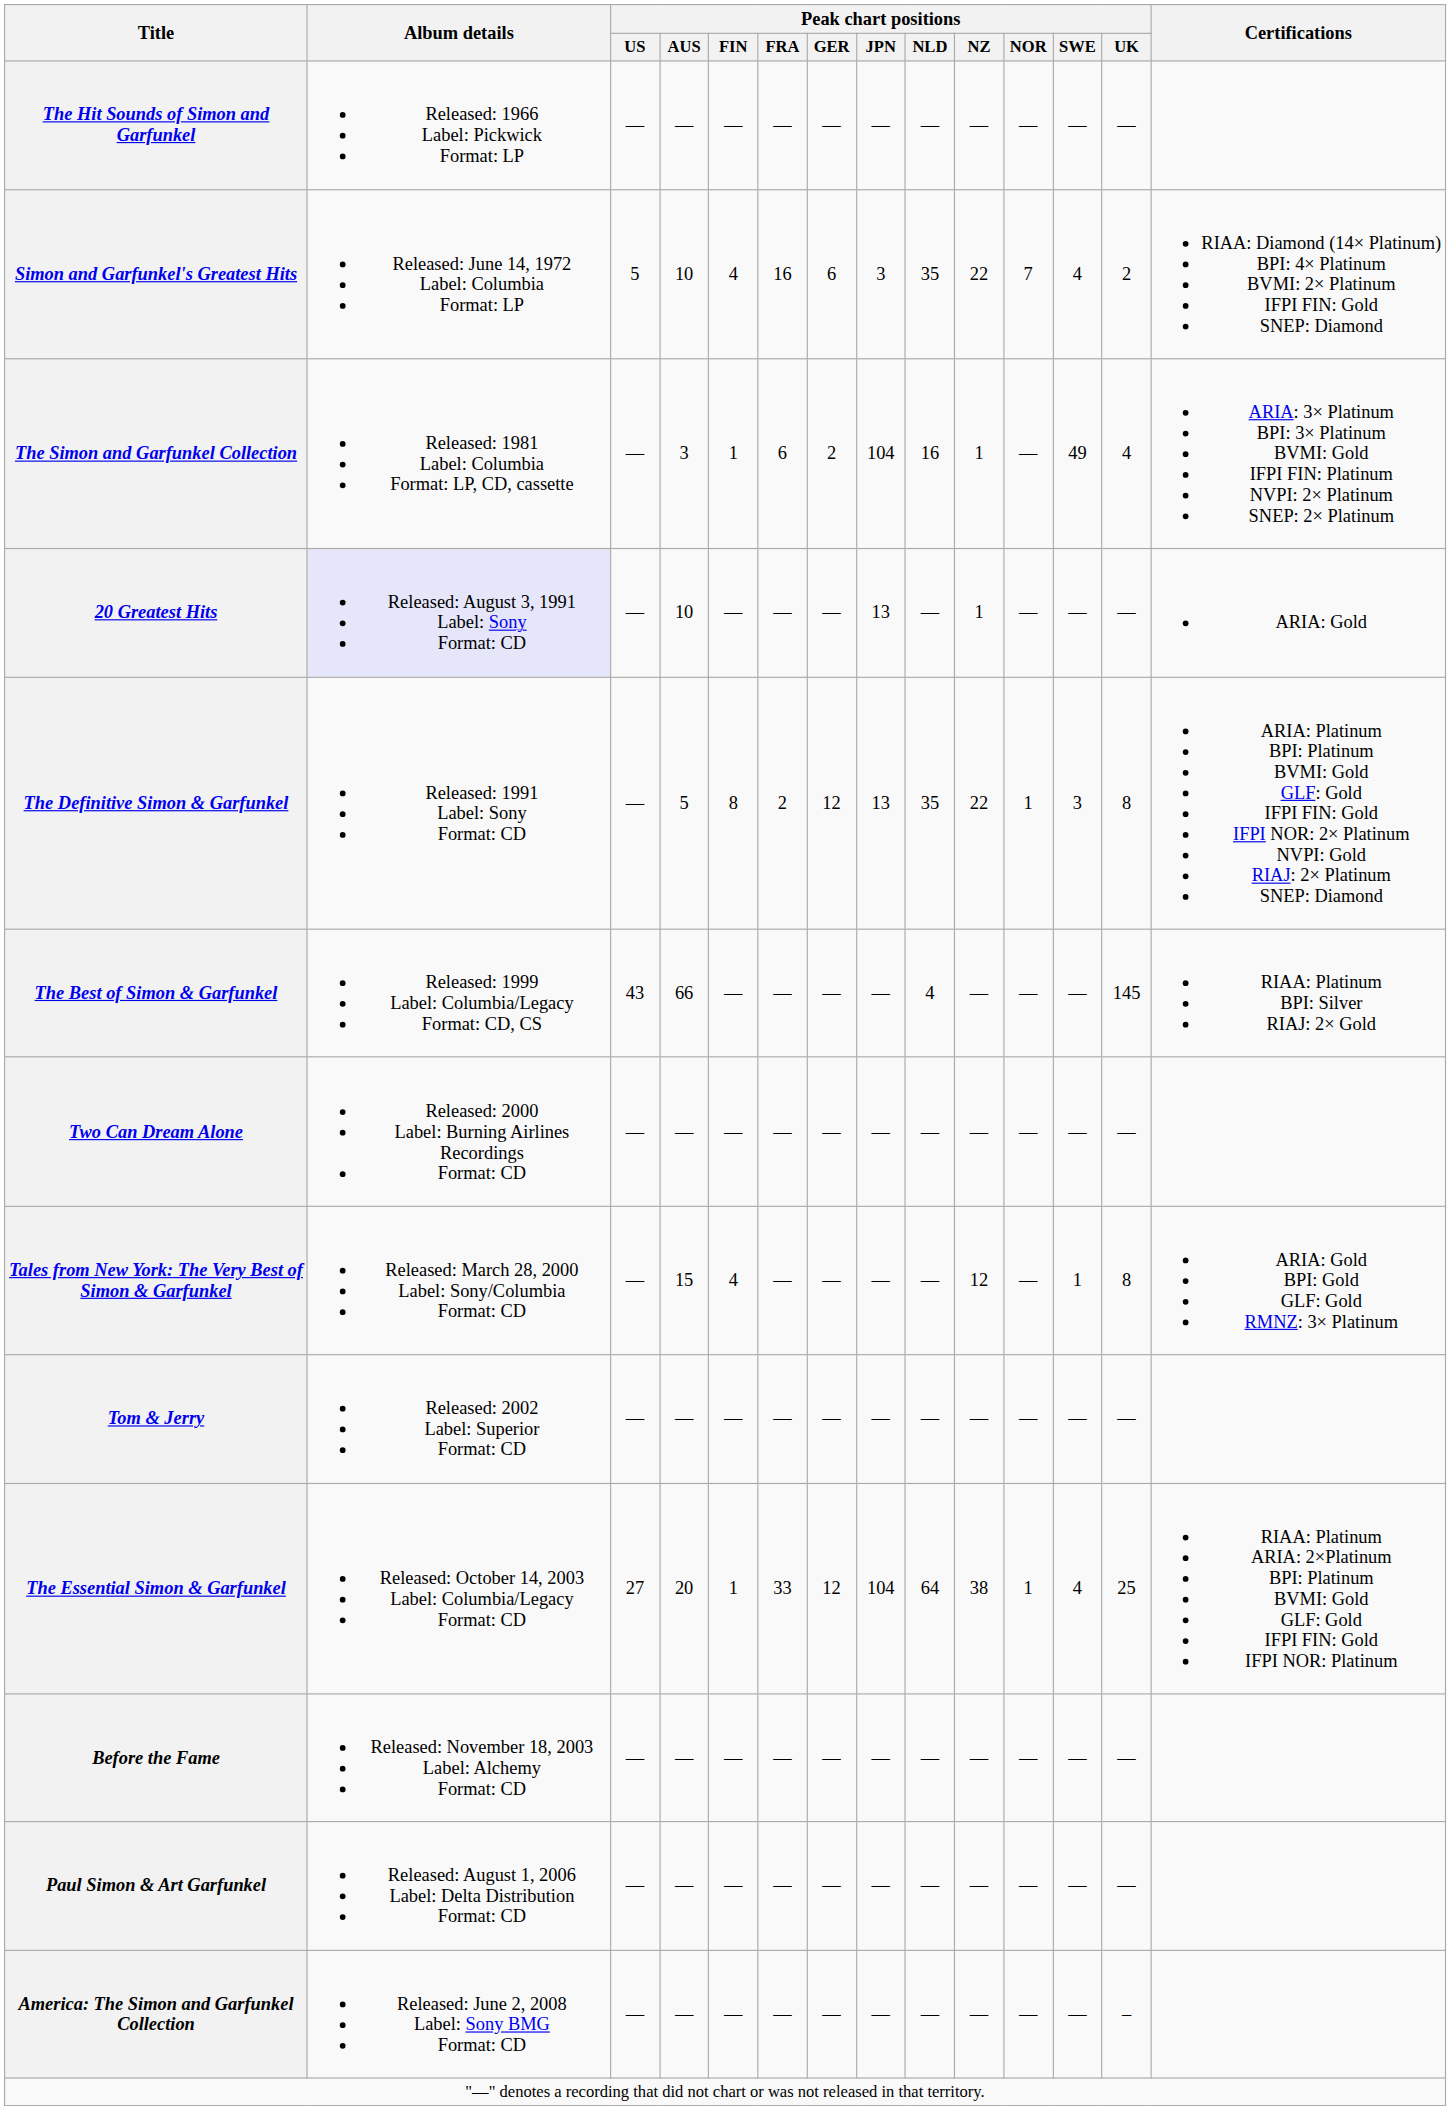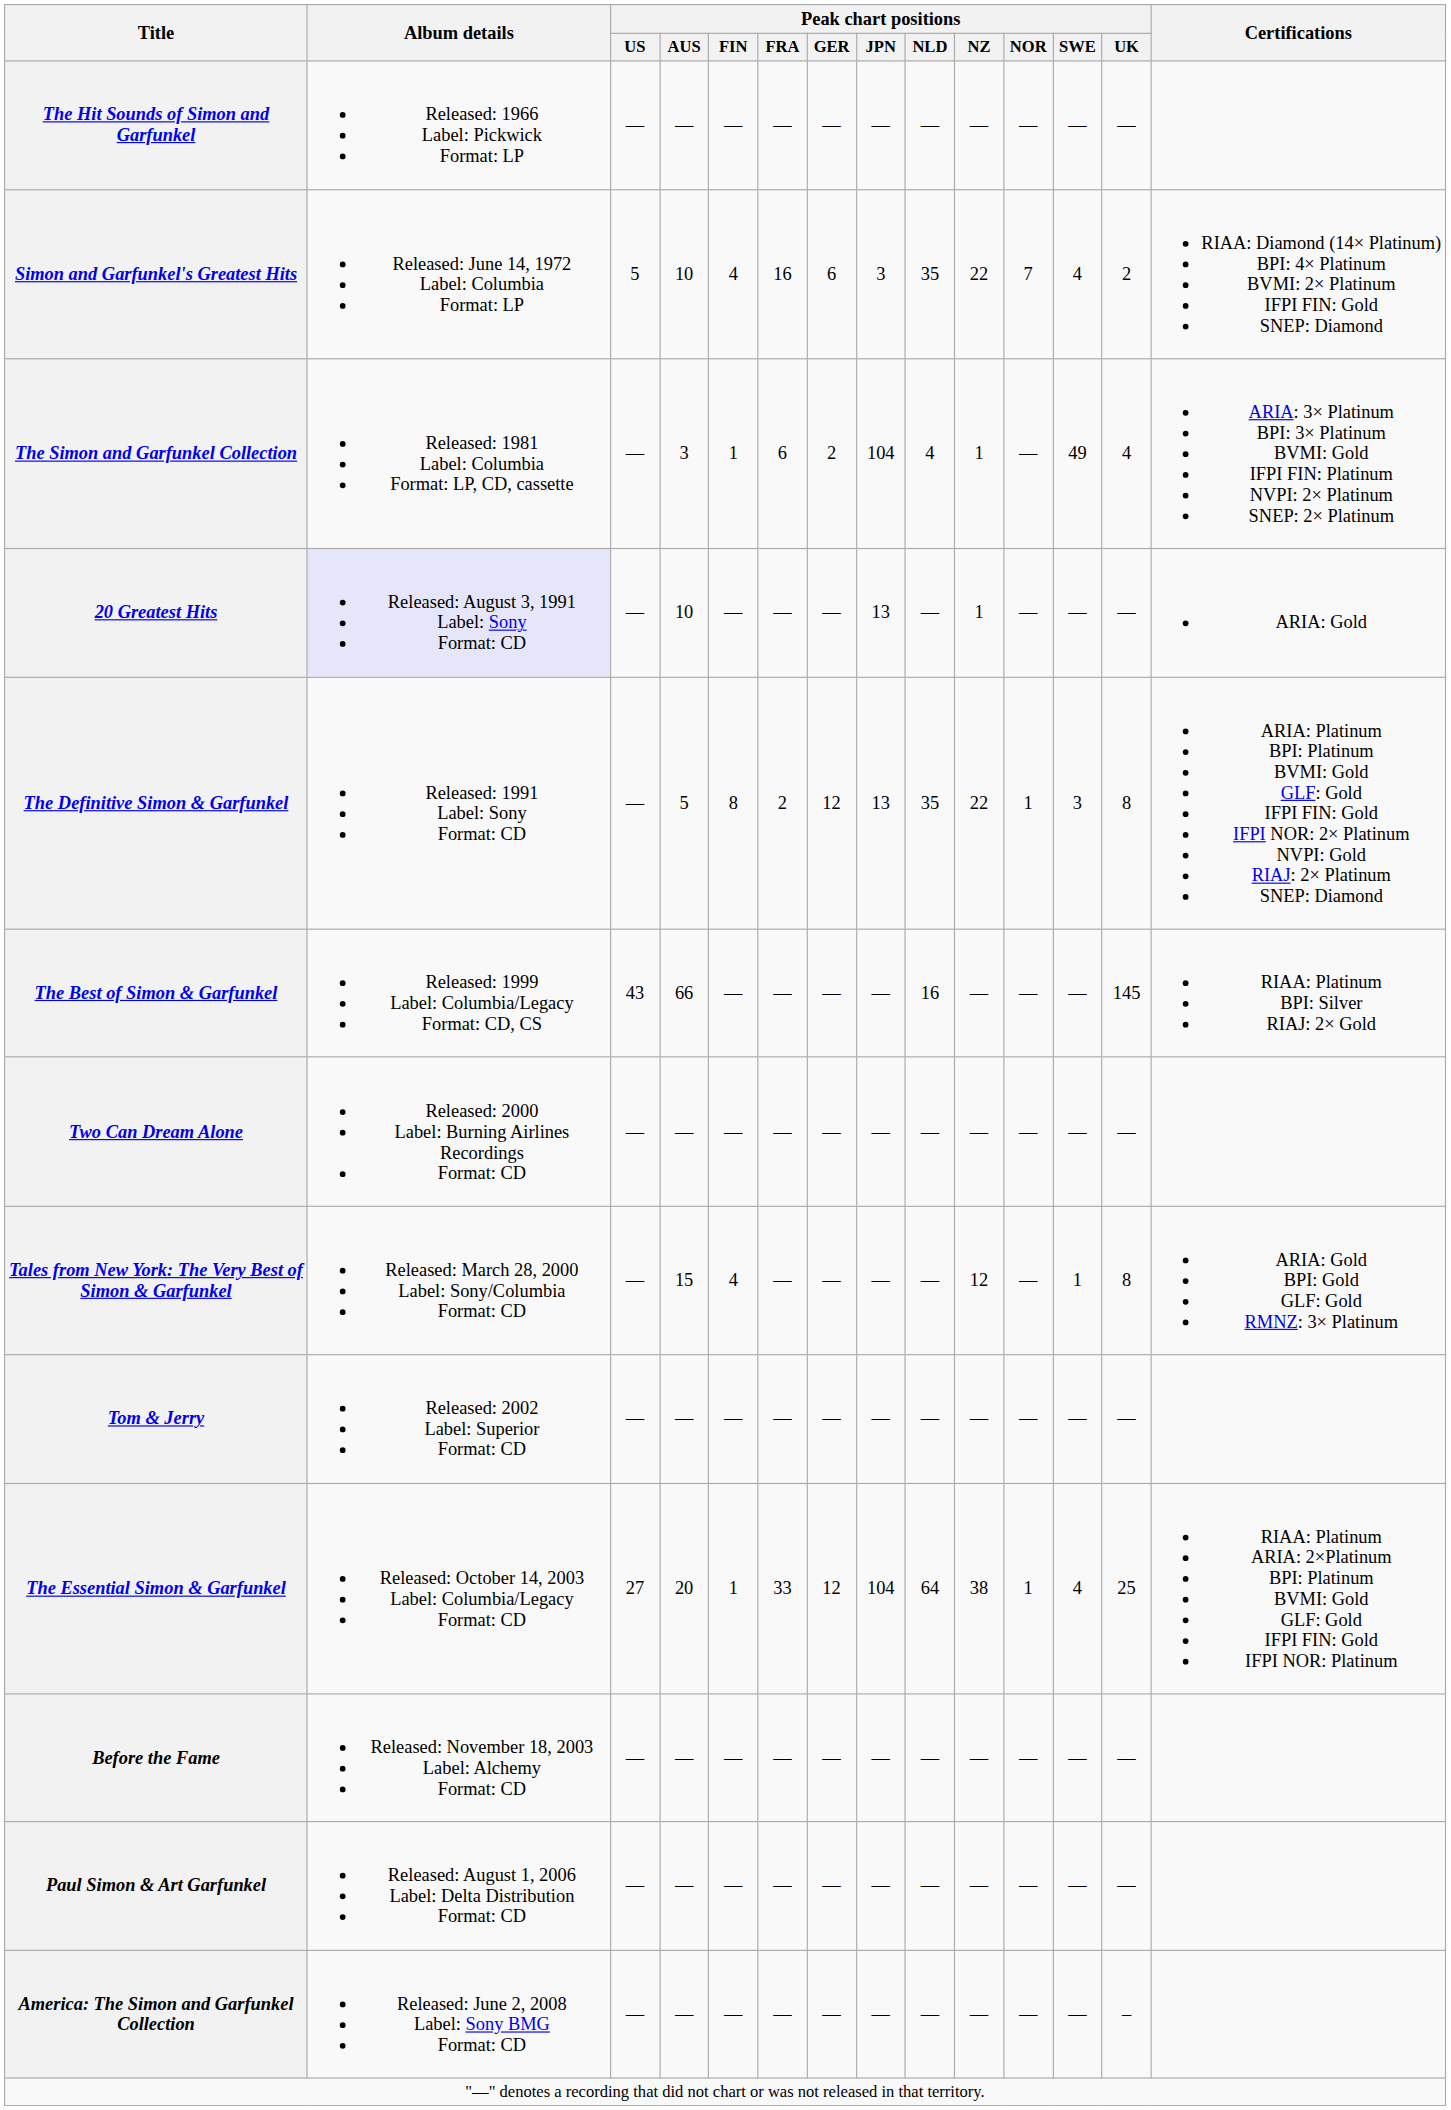(930, 453) 16 -> (930, 453) 4
(930, 993) 4 -> (930, 993) 16
